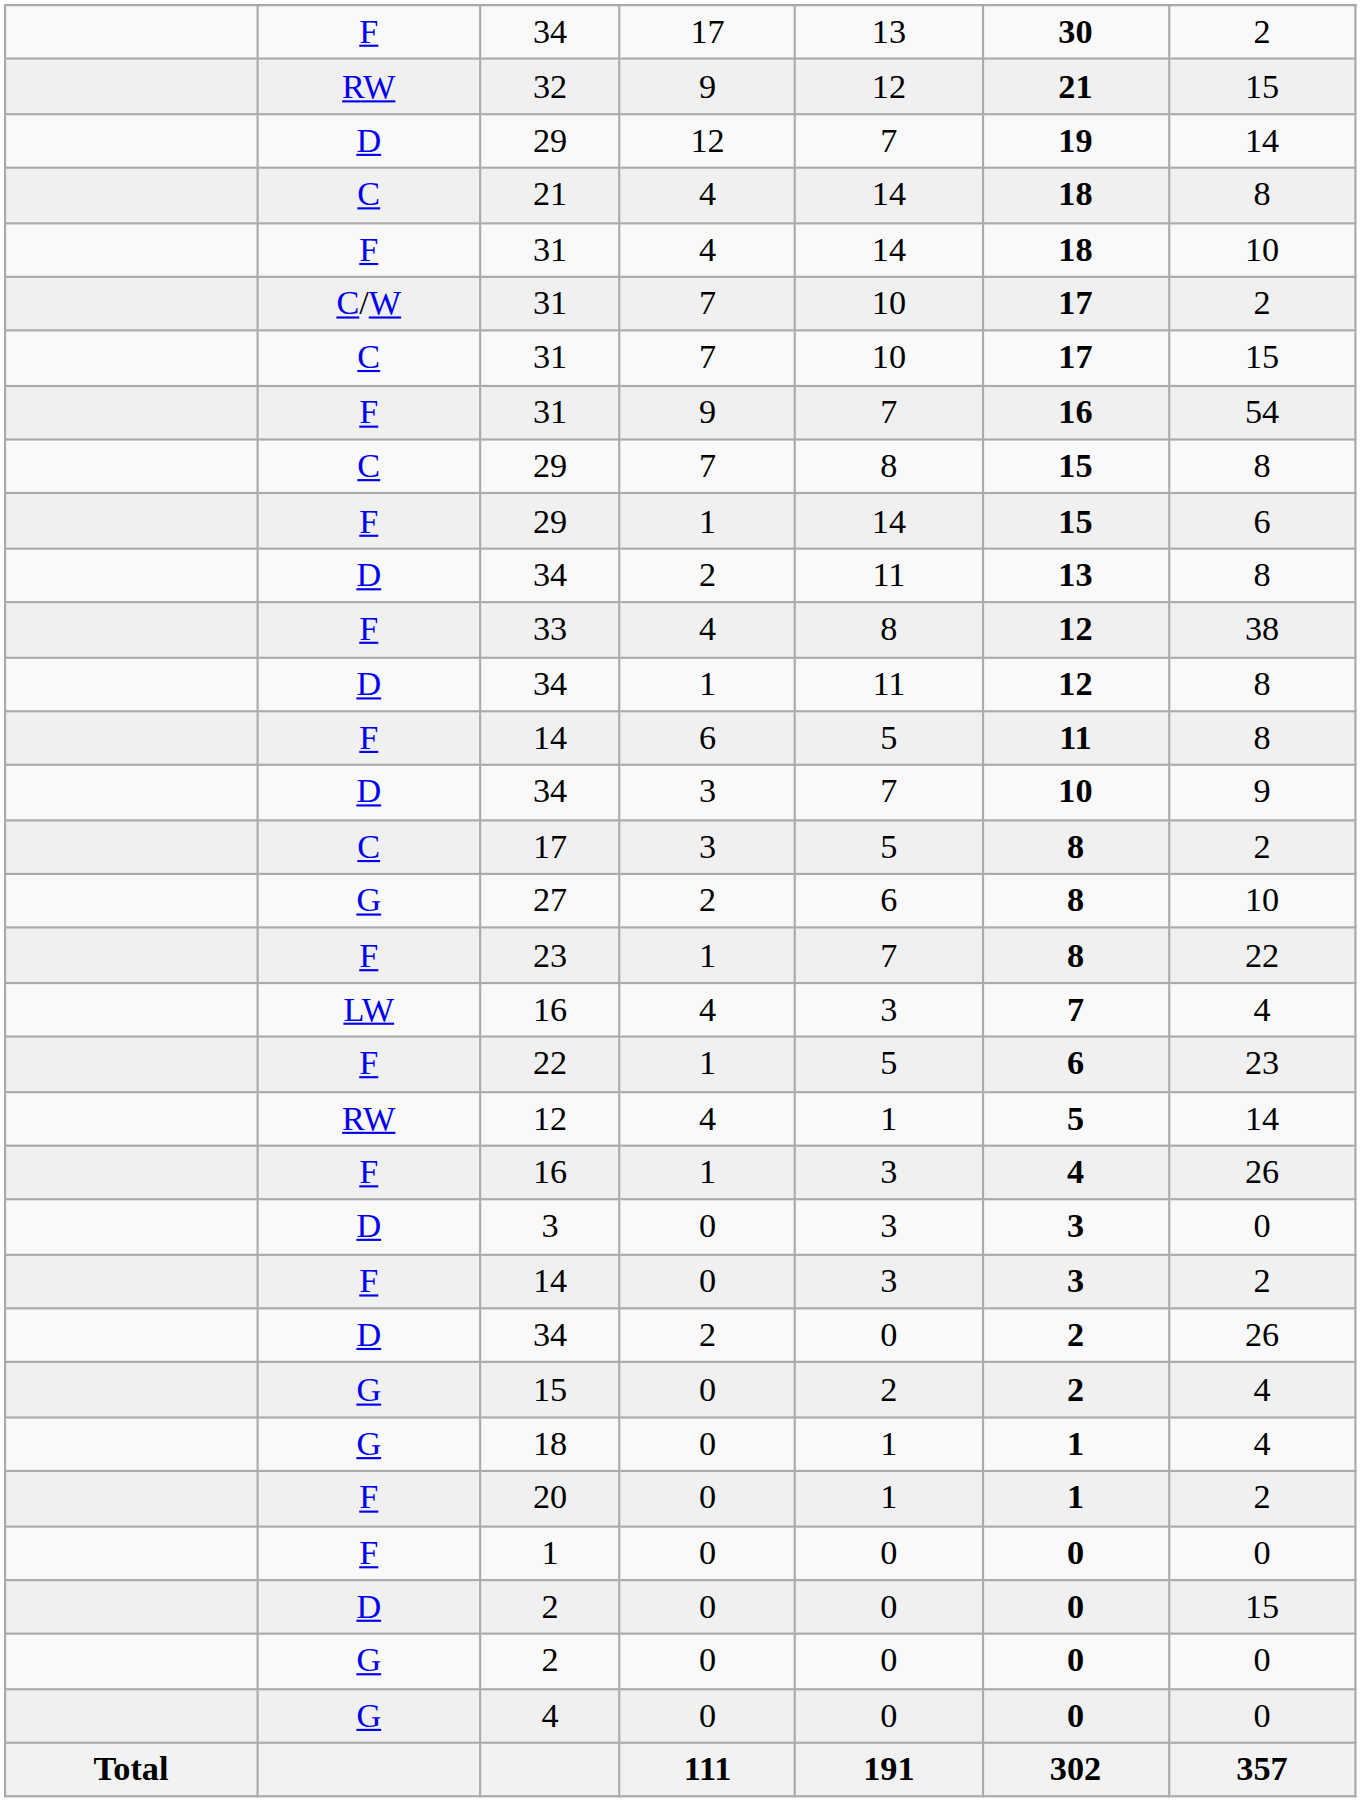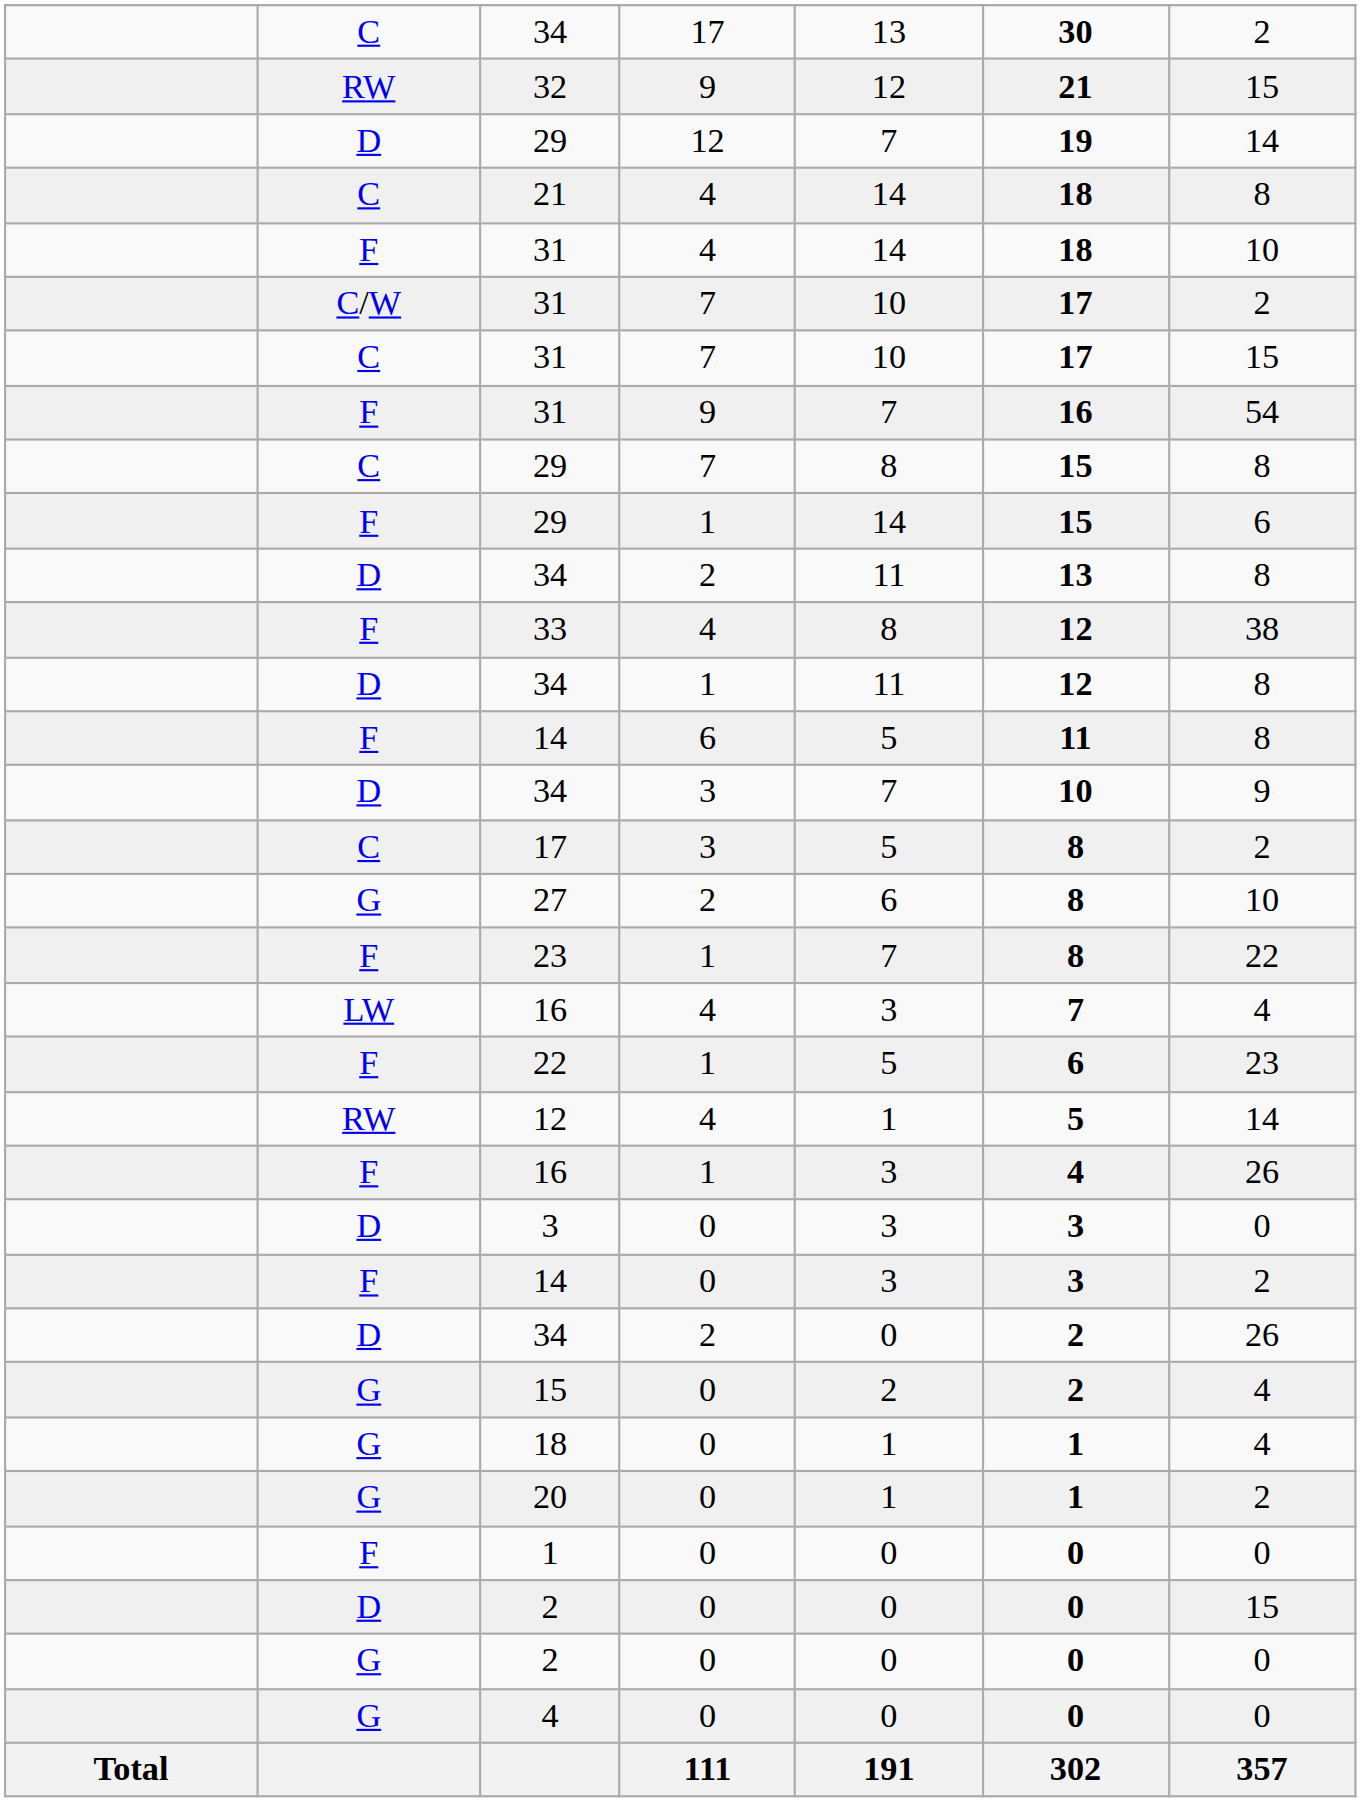(369, 31) F -> (369, 31) C
(369, 1497) F -> (369, 1497) G
